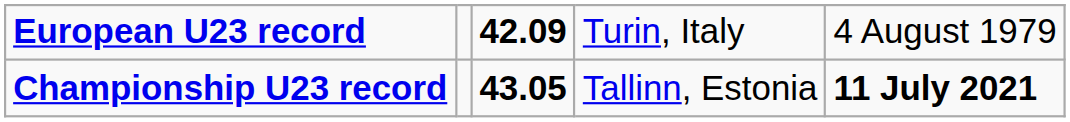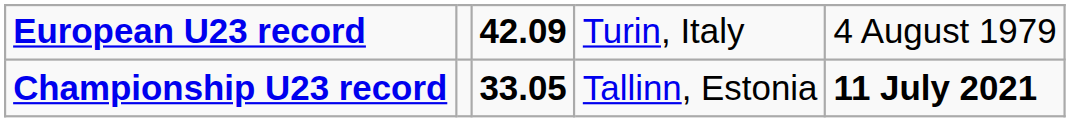(523, 87) 43.05 -> (523, 87) 33.05
